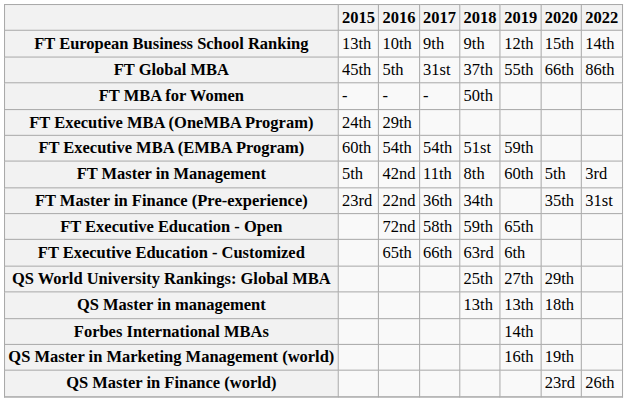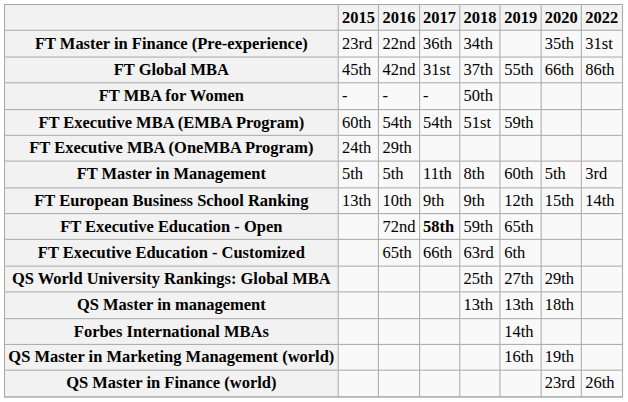rows swapped: (171, 43) <-> (171, 200)
(393, 69) 5th -> (399, 69) 42nd
rows swapped: (171, 148) <-> (171, 122)
(399, 174) 42nd -> (393, 174) 5th
(438, 226) normal -> (439, 226) bold
